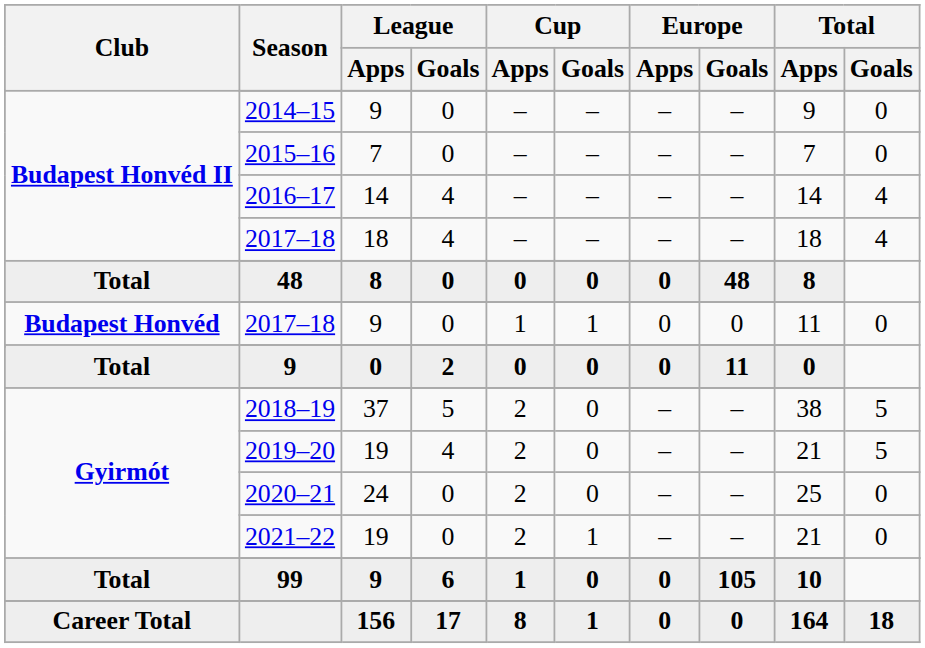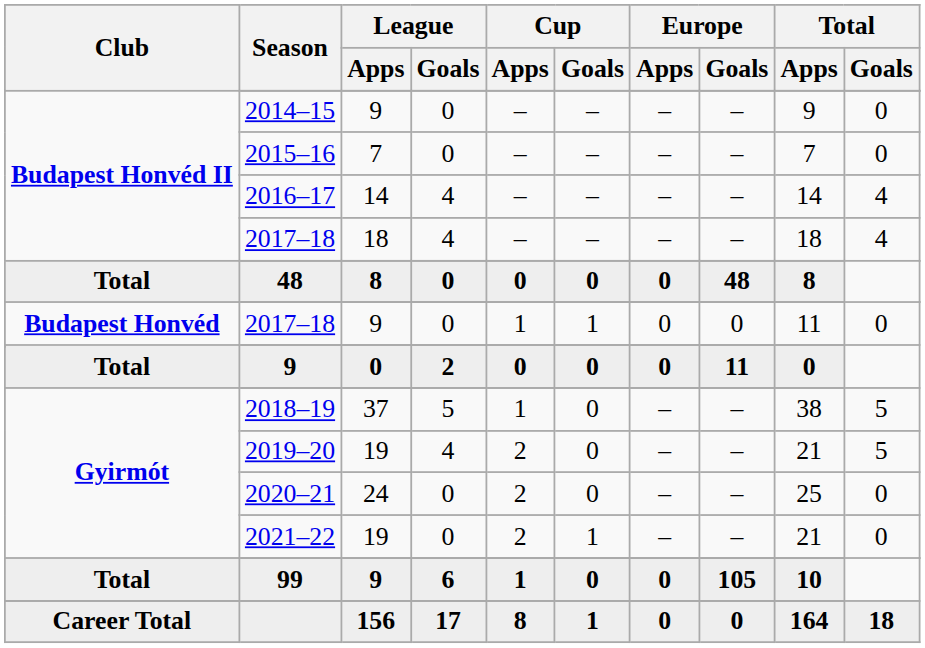(520, 408) 2 -> (520, 408) 1
